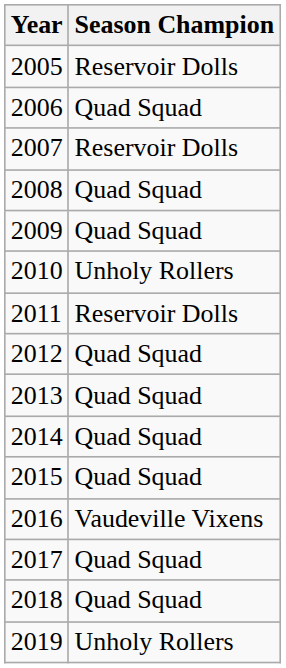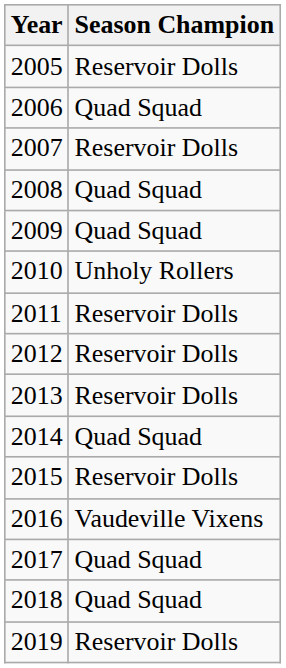(138, 353) Quad Squad -> (156, 353) Reservoir Dolls
(138, 395) Quad Squad -> (156, 395) Reservoir Dolls
(138, 477) Quad Squad -> (156, 477) Reservoir Dolls
(154, 641) Unholy Rollers -> (156, 641) Reservoir Dolls
